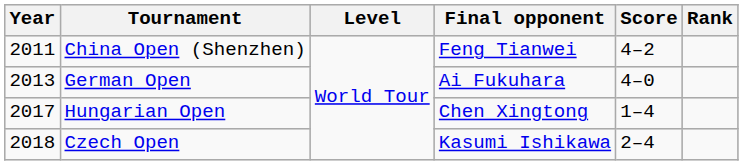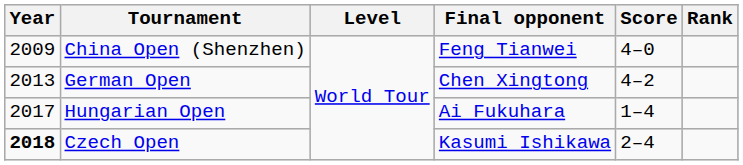(32, 51) 2011 -> (32, 51) 2009
(638, 51) 4–2 -> (638, 51) 4–0
(502, 82) Ai Fukuhara -> (514, 82) Chen Xingtong
(638, 82) 4–0 -> (638, 82) 4–2
(514, 113) Chen Xingtong -> (502, 113) Ai Fukuhara
(32, 144) normal -> (32, 144) bold
